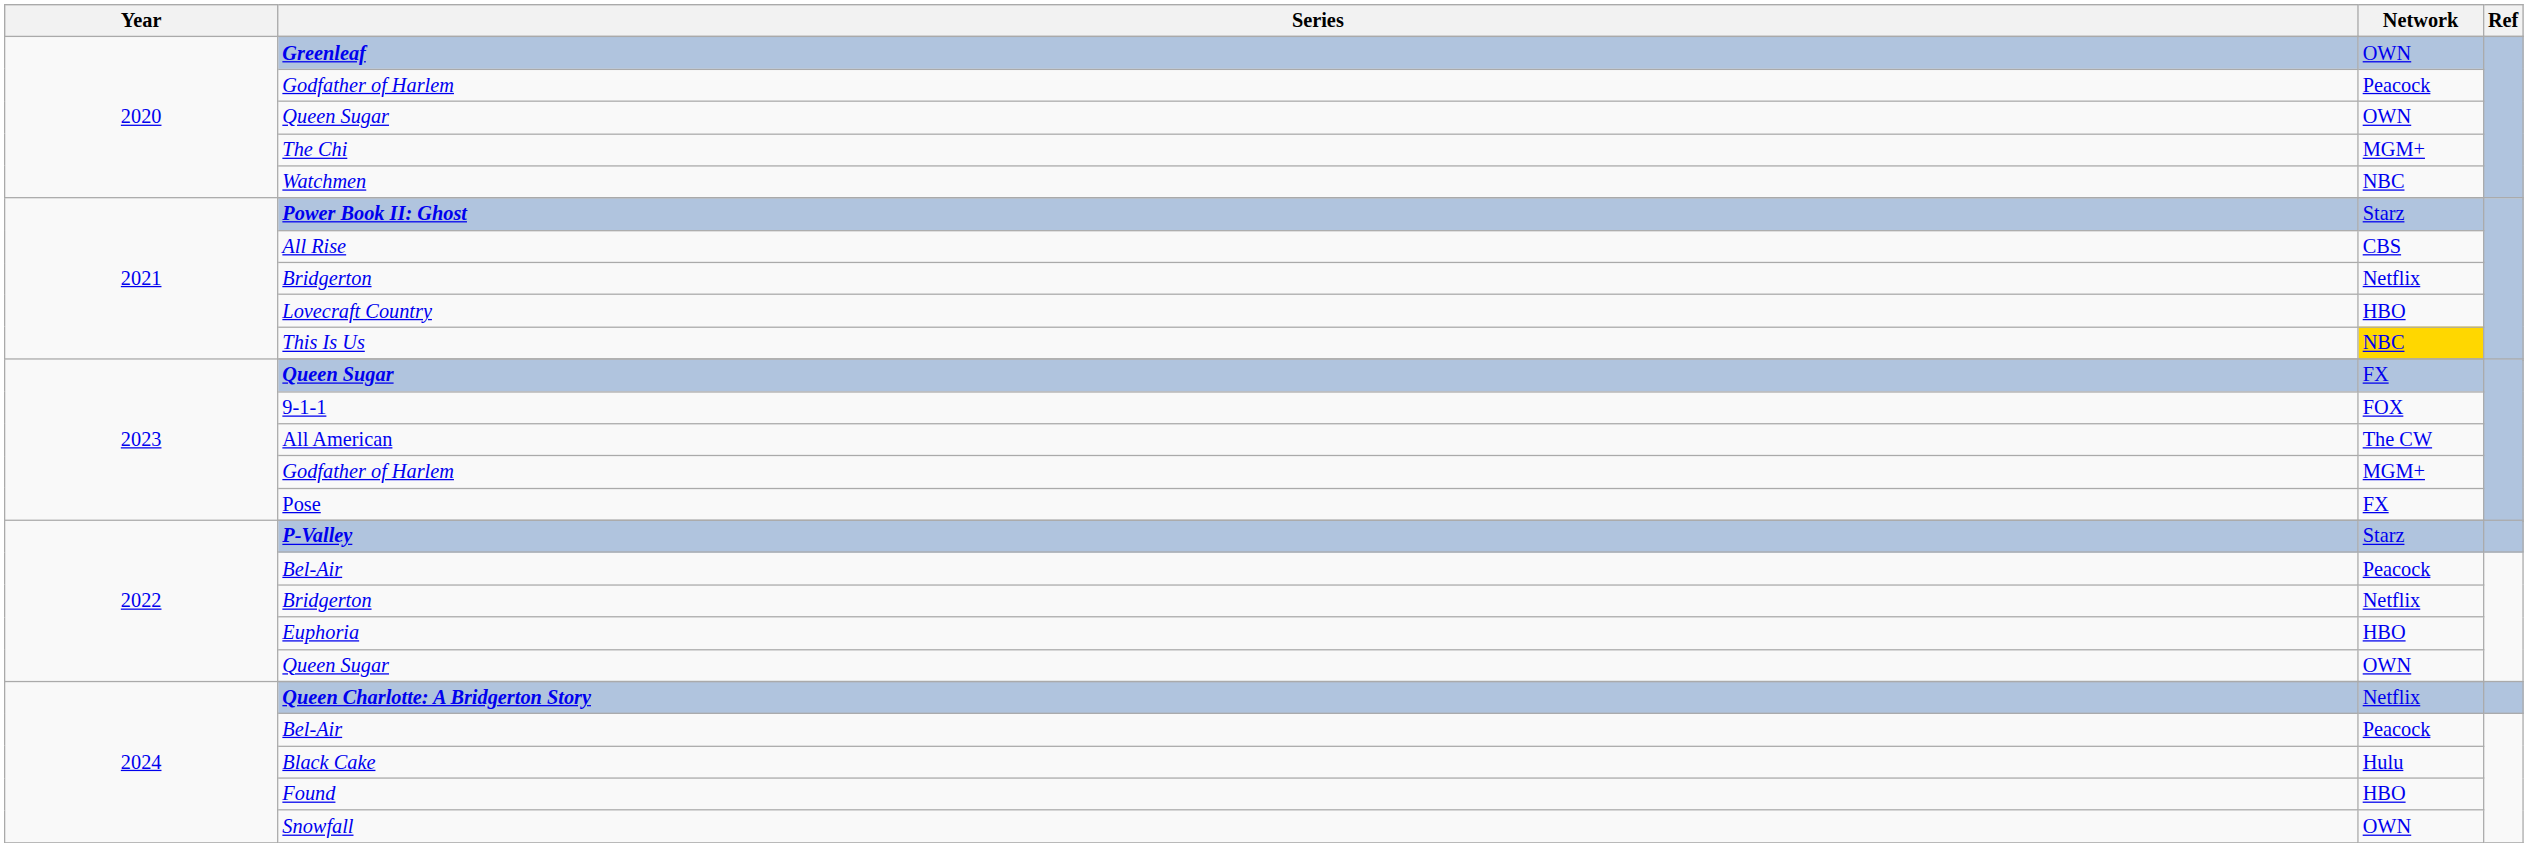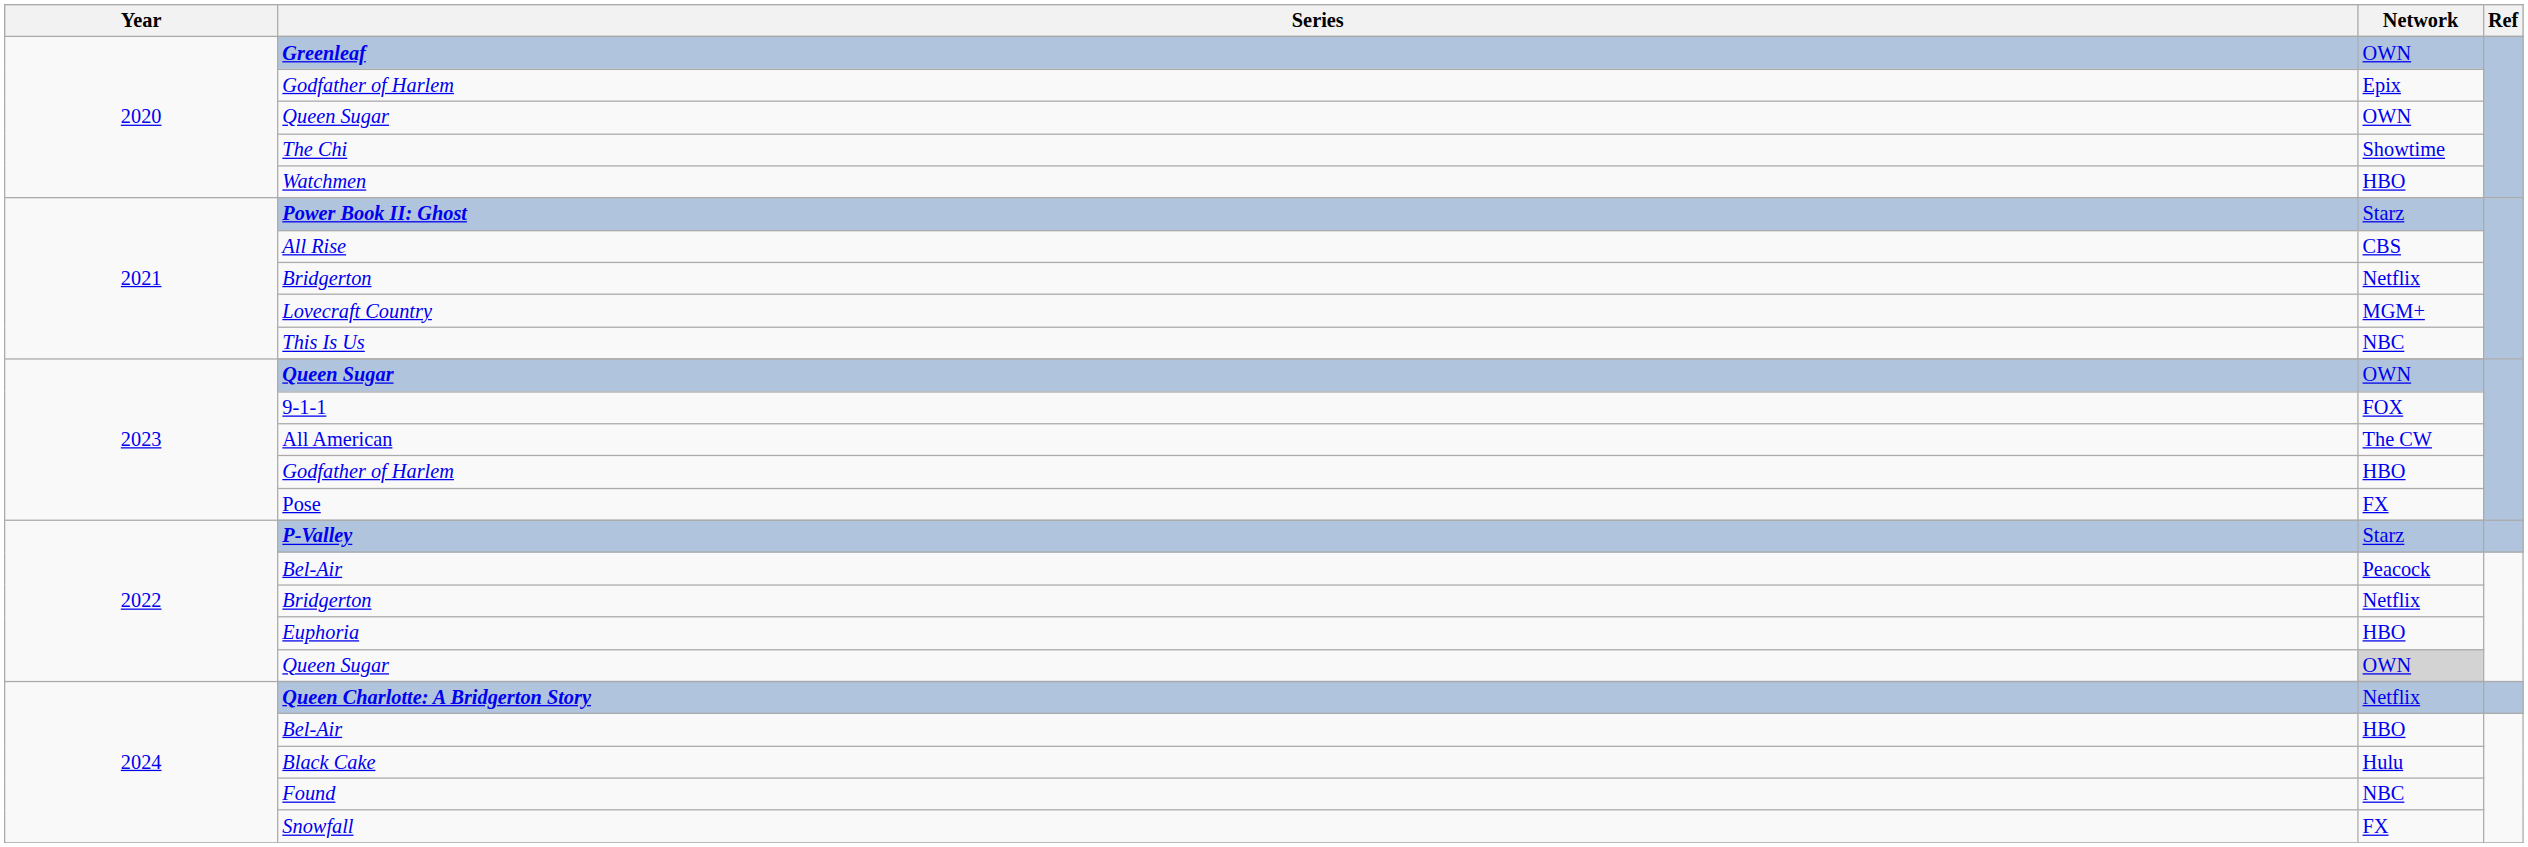(2397, 85) Peacock -> (2382, 85) Epix
(2394, 149) MGM+ -> (2404, 149) Showtime
(2384, 181) NBC -> (2384, 181) HBO
(2384, 310) HBO -> (2394, 310) MGM+
(2384, 342) gold background -> (2383, 342) no background
(2376, 375) FX -> (2387, 375) OWN
(2394, 471) MGM+ -> (2384, 471) HBO
(2387, 665) no background -> (2387, 665) lightgrey background
(2397, 729) Peacock -> (2384, 729) HBO
(2384, 794) HBO -> (2383, 794) NBC
(2387, 826) OWN -> (2376, 826) FX
